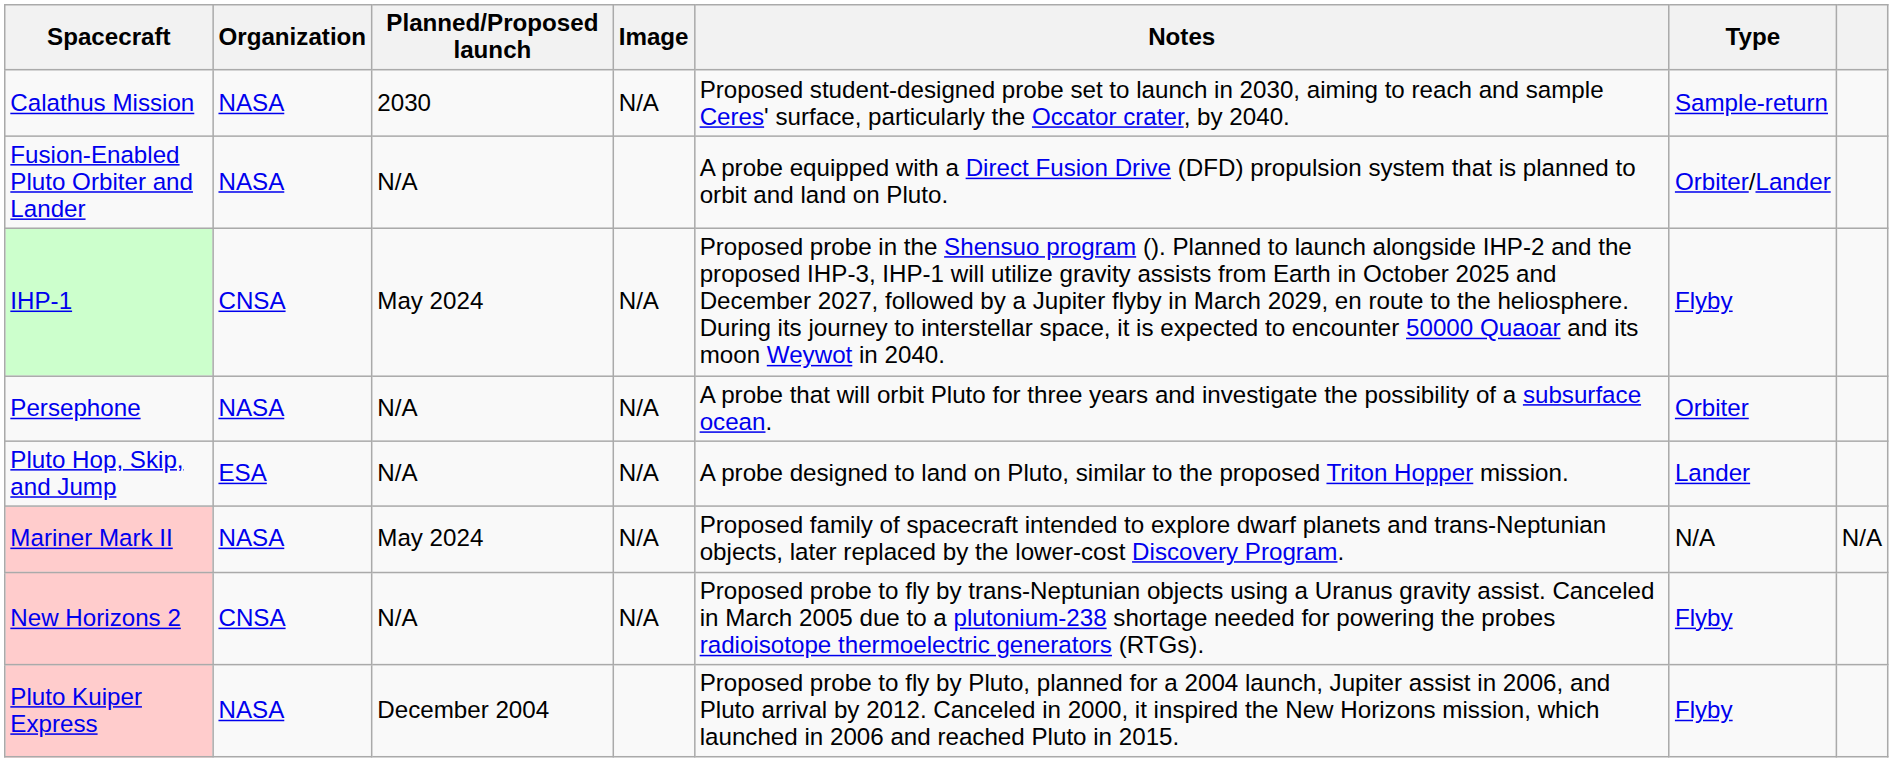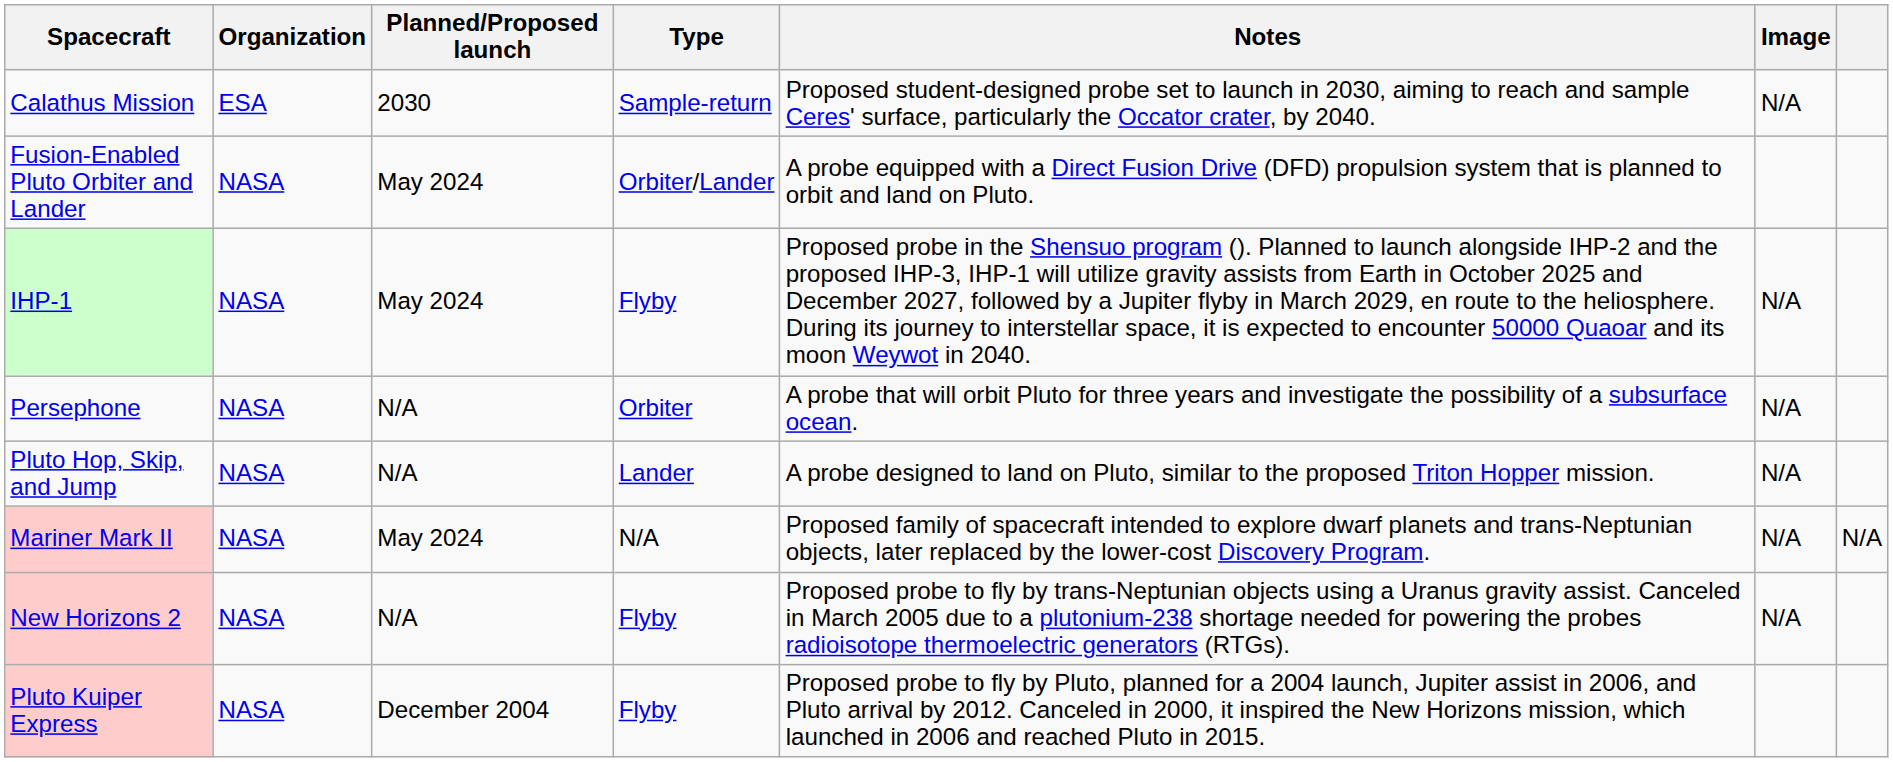columns swapped: (1753, 37) <-> (654, 37)
(251, 102) NASA -> (243, 102) ESA
(397, 181) N/A -> (430, 181) May 2024
(252, 301) CNSA -> (251, 301) NASA
(243, 473) ESA -> (251, 473) NASA
(252, 618) CNSA -> (251, 618) NASA
